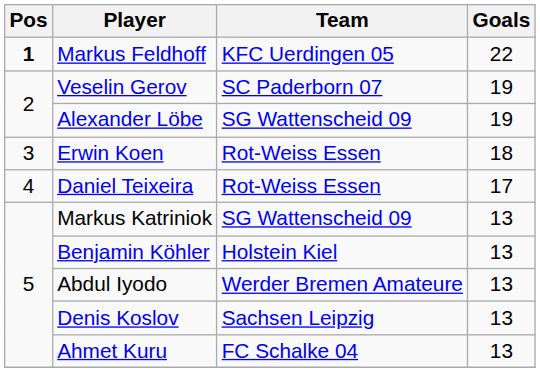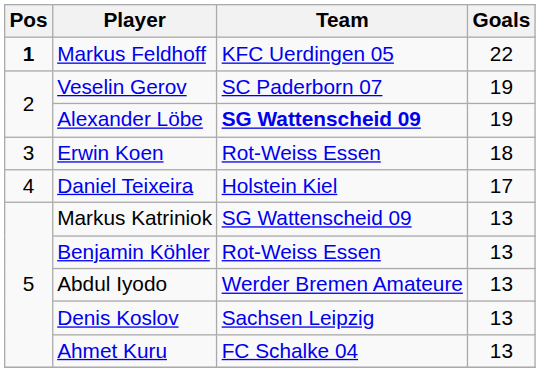(317, 119) normal -> (321, 119) bold
(301, 185) Rot-Weiss Essen -> (279, 185) Holstein Kiel
(279, 251) Holstein Kiel -> (301, 251) Rot-Weiss Essen
